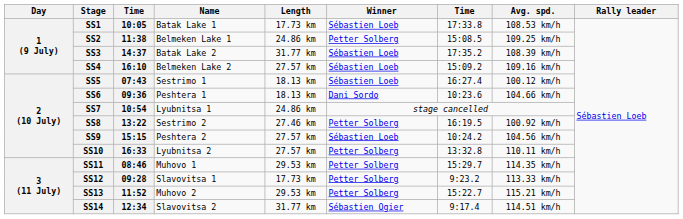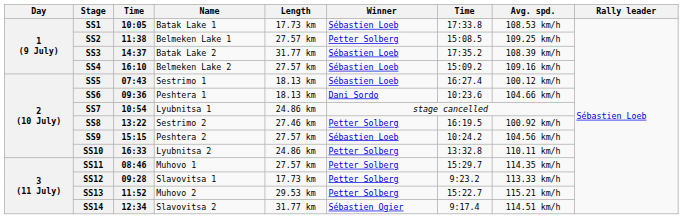(296, 39) 24.86 km -> (296, 39) 27.57 km
(296, 151) 27.57 km -> (296, 151) 24.86 km
(296, 165) 29.53 km -> (296, 165) 27.57 km
